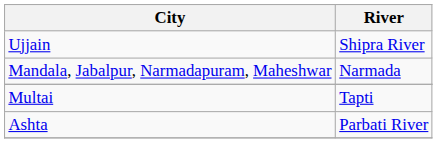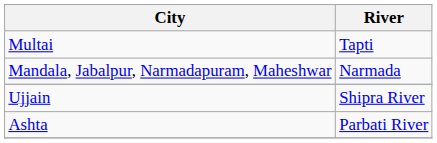rows swapped: (31, 97) <-> (29, 44)
